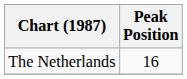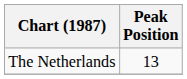(151, 61) 16 -> (151, 61) 13
